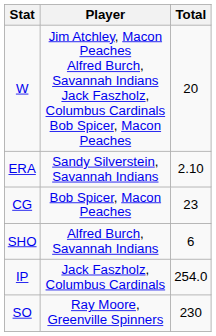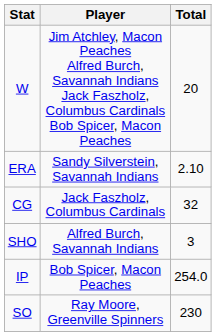(105, 205) Bob Spicer, Macon Peaches -> (105, 205) Jack Faszholz, Columbus Cardinals
(191, 205) 23 -> (191, 205) 32
(191, 241) 6 -> (191, 241) 3
(105, 277) Jack Faszholz, Columbus Cardinals -> (105, 277) Bob Spicer, Macon Peaches
